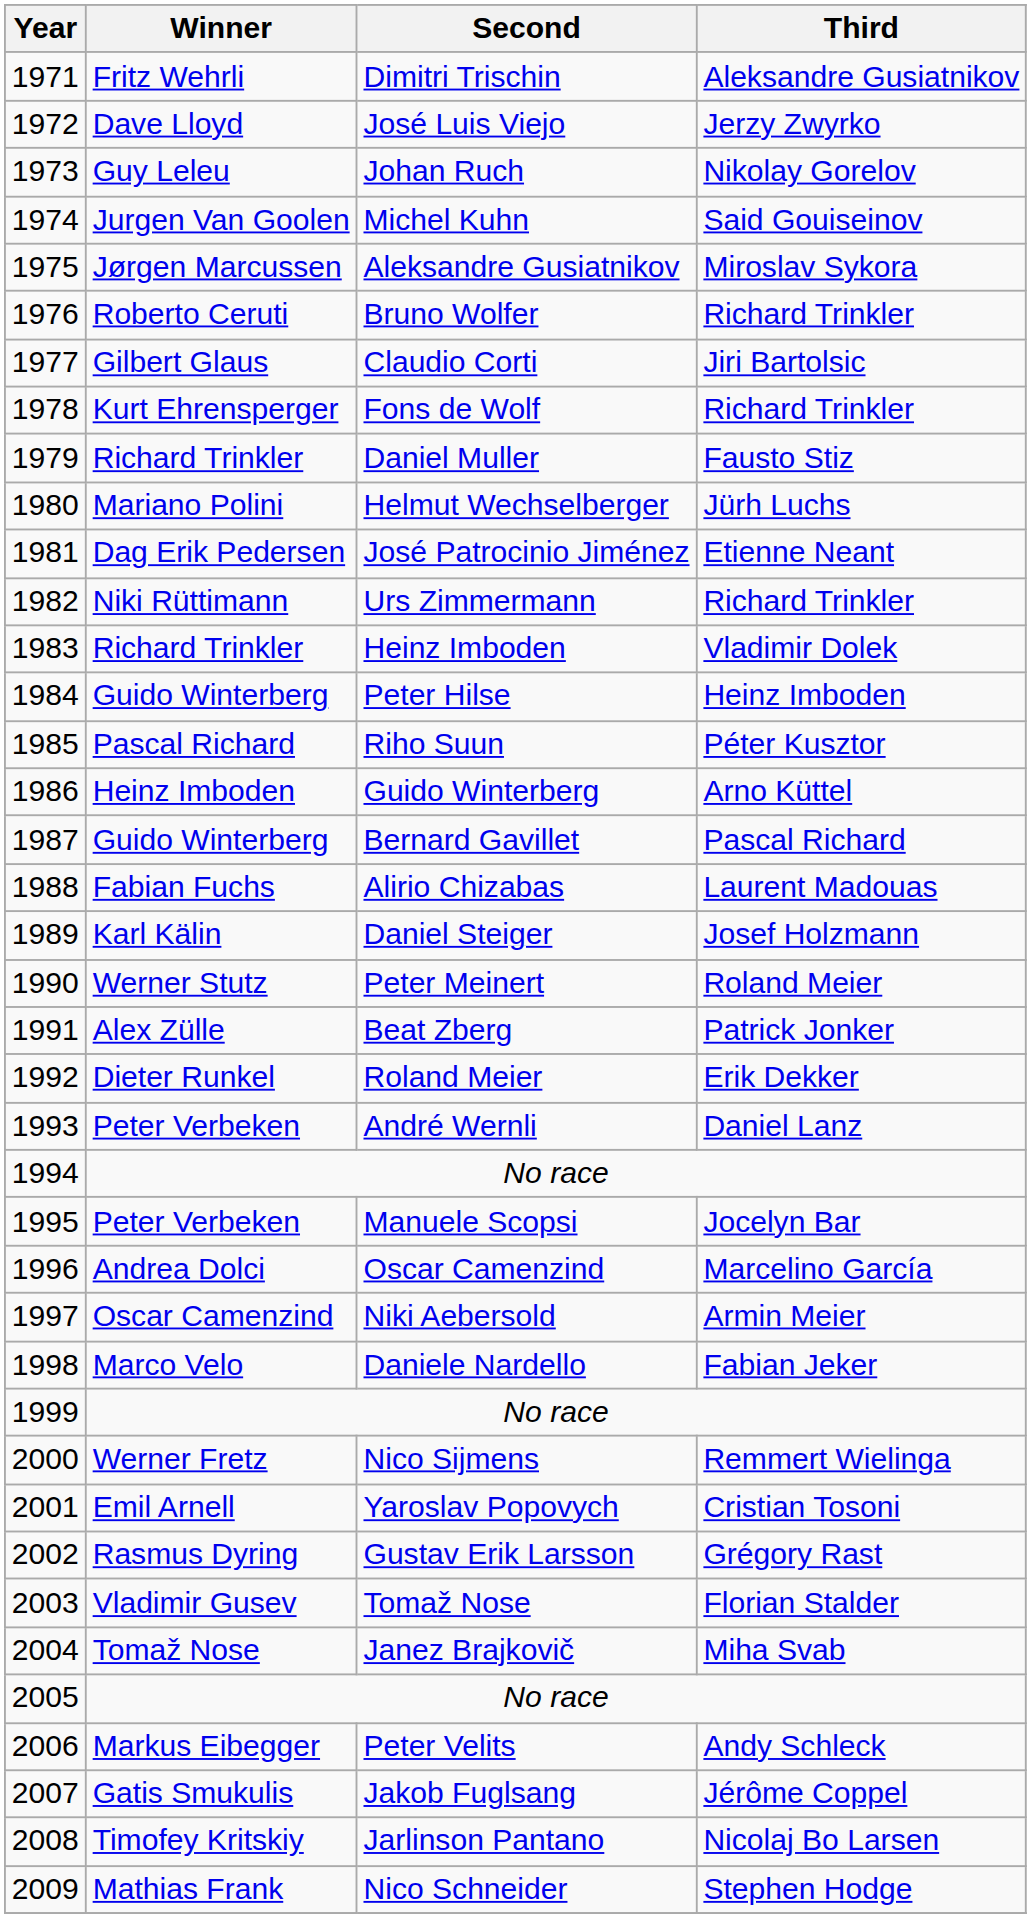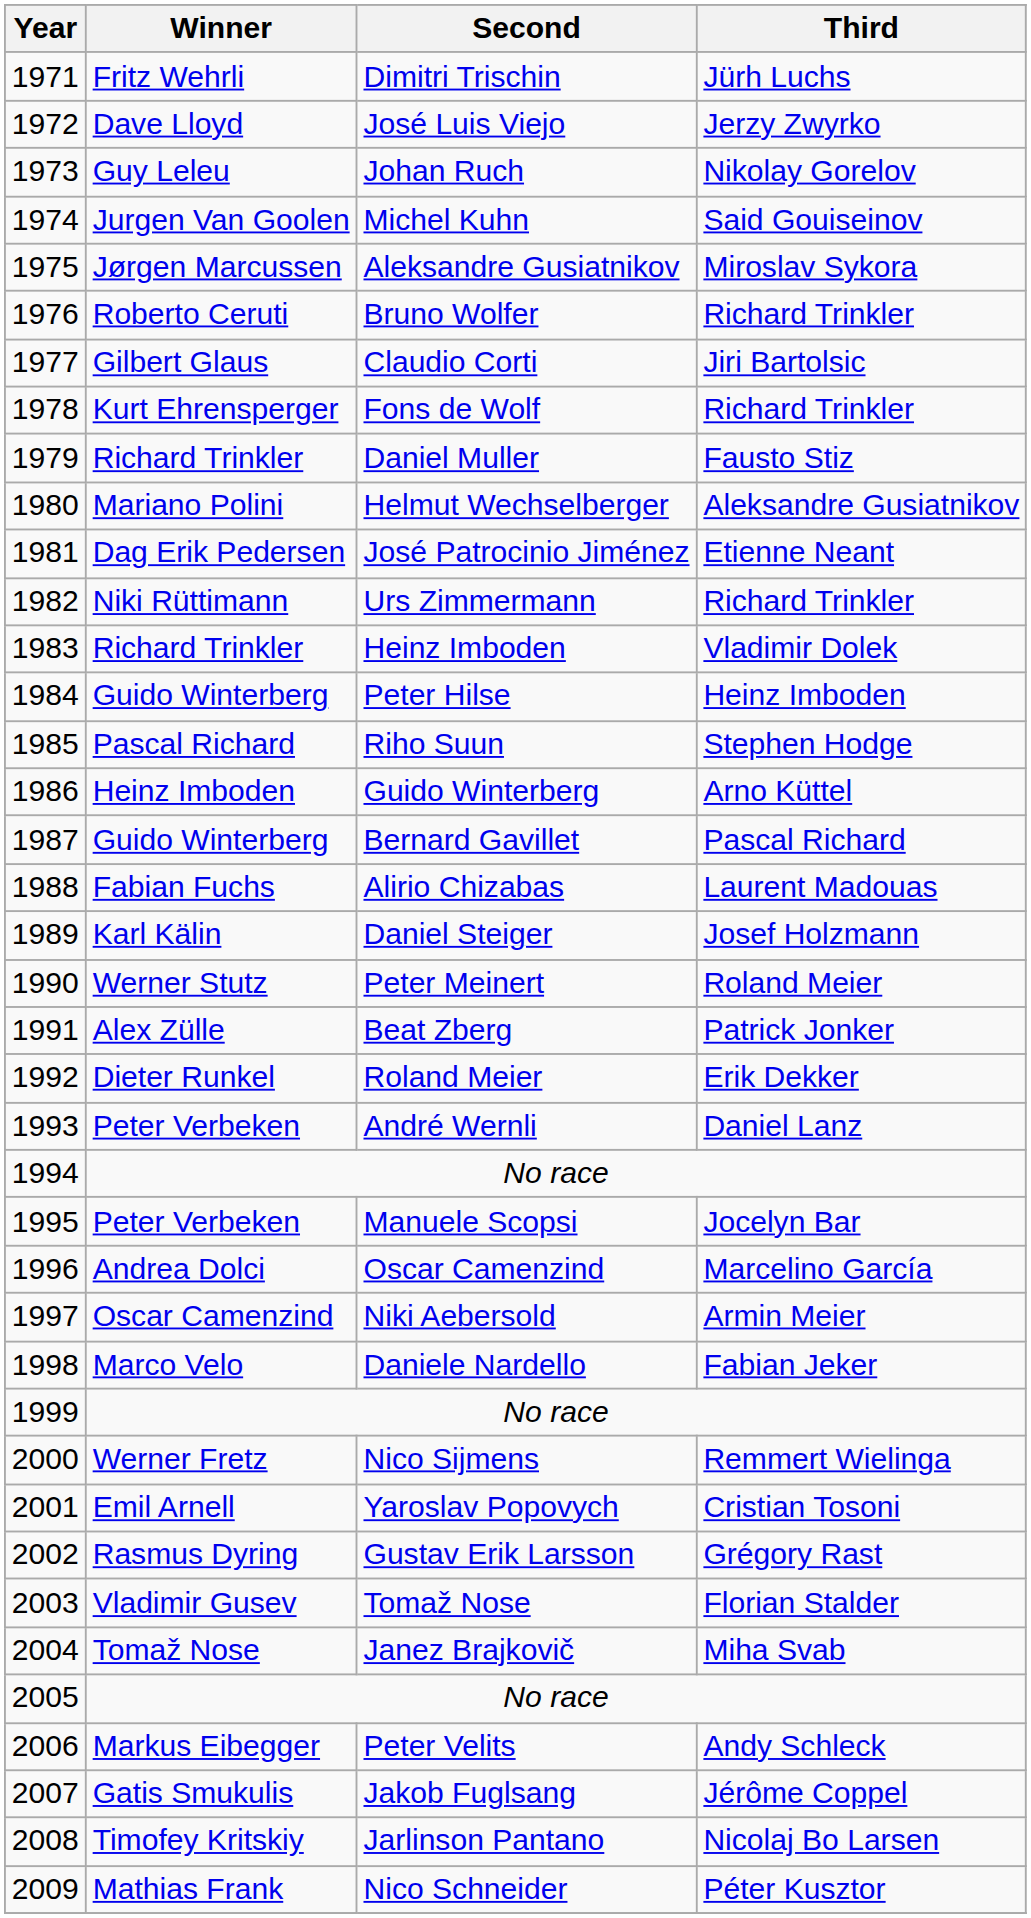(861, 76) Aleksandre Gusiatnikov -> (777, 76) Jürh Luchs
(777, 505) Jürh Luchs -> (861, 505) Aleksandre Gusiatnikov
(795, 743) Péter Kusztor -> (808, 743) Stephen Hodge
(808, 1888) Stephen Hodge -> (795, 1888) Péter Kusztor
